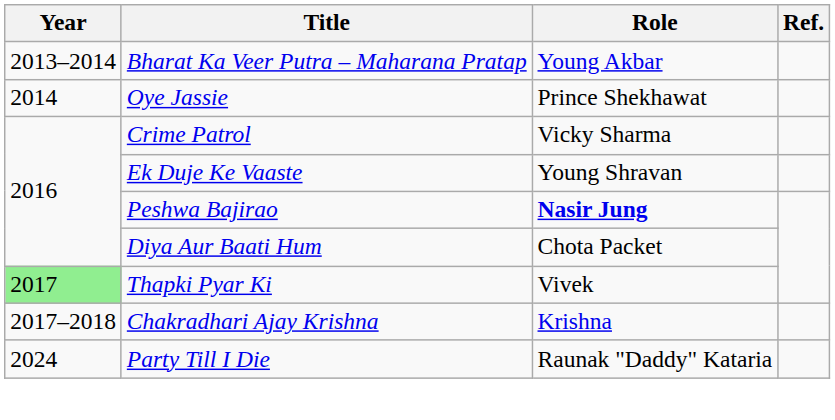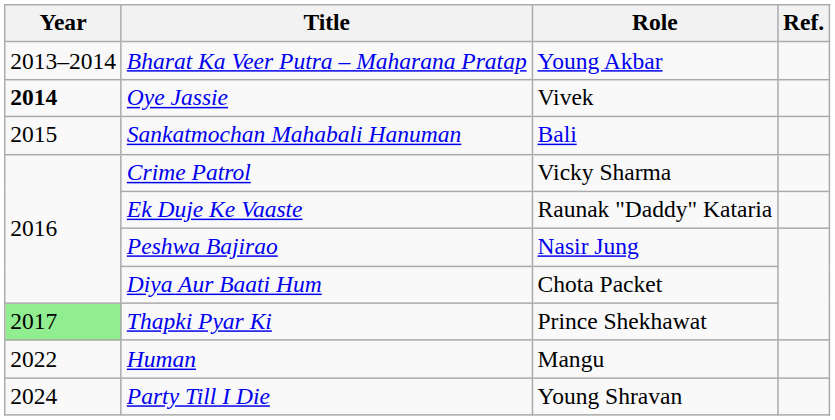(34, 97) normal -> (34, 97) bold
(622, 97) Prince Shekhawat -> (566, 97) Vivek
+ row: (294, 135)
(610, 172) Young Shravan -> (655, 209) Raunak "Daddy" Kataria
(593, 209) bold -> (588, 246) normal
(566, 284) Vivek -> (622, 321) Prince Shekhawat
- row: (253, 321)
+ row: (161, 358)
(655, 358) Raunak "Daddy" Kataria -> (610, 396) Young Shravan
